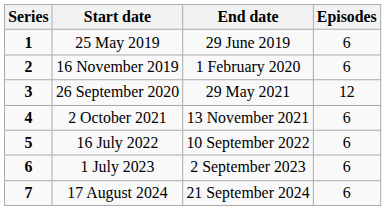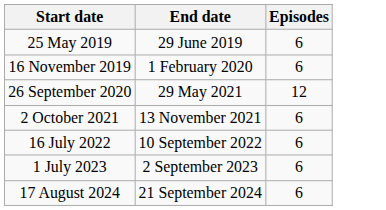- column: (28, 17)
